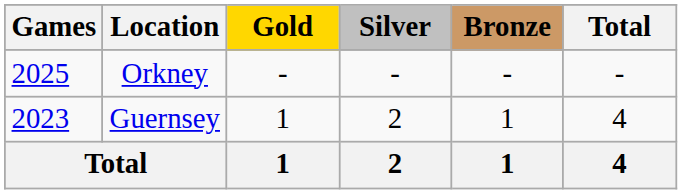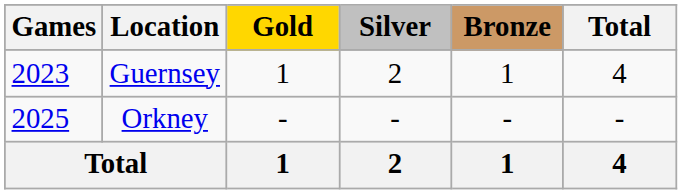rows swapped: (165, 118) <-> (165, 73)
